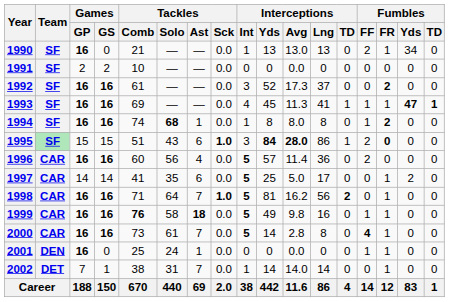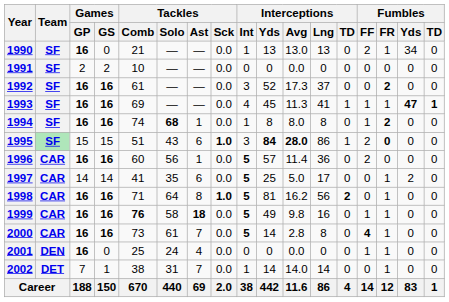(199, 159) 4 -> (199, 159) 1
(199, 196) 7 -> (199, 196) 8
(199, 251) 1 -> (199, 251) 4
